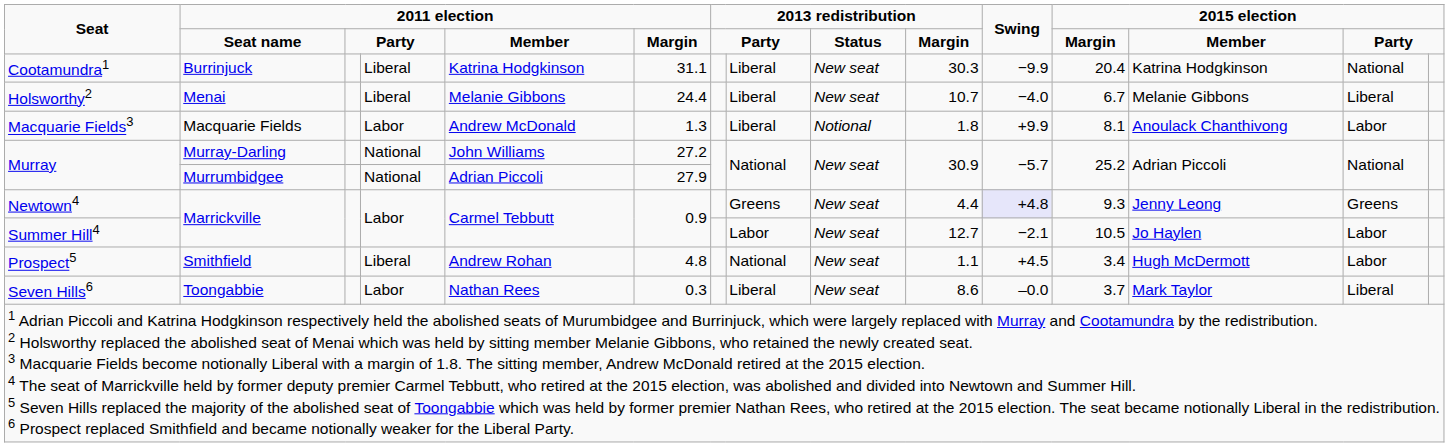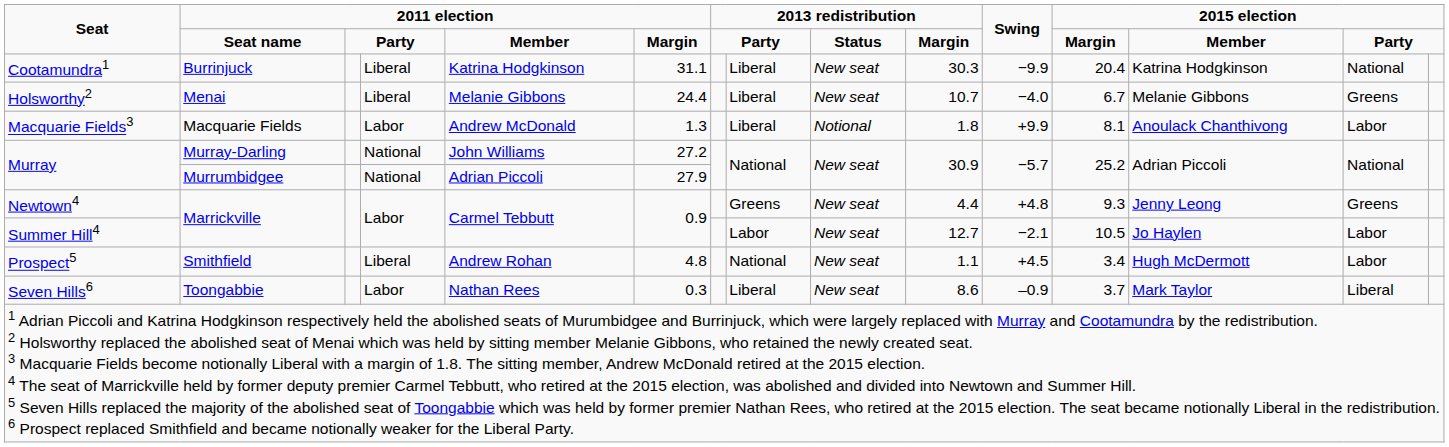(1370, 96) Liberal -> (1373, 96) Greens
(1033, 203) lavender background -> (1033, 203) no background
(1033, 290) –0.0 -> (1033, 290) –0.9
